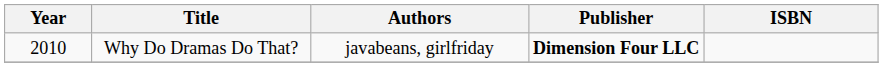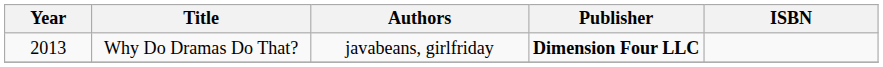(48, 47) 2010 -> (48, 47) 2013
